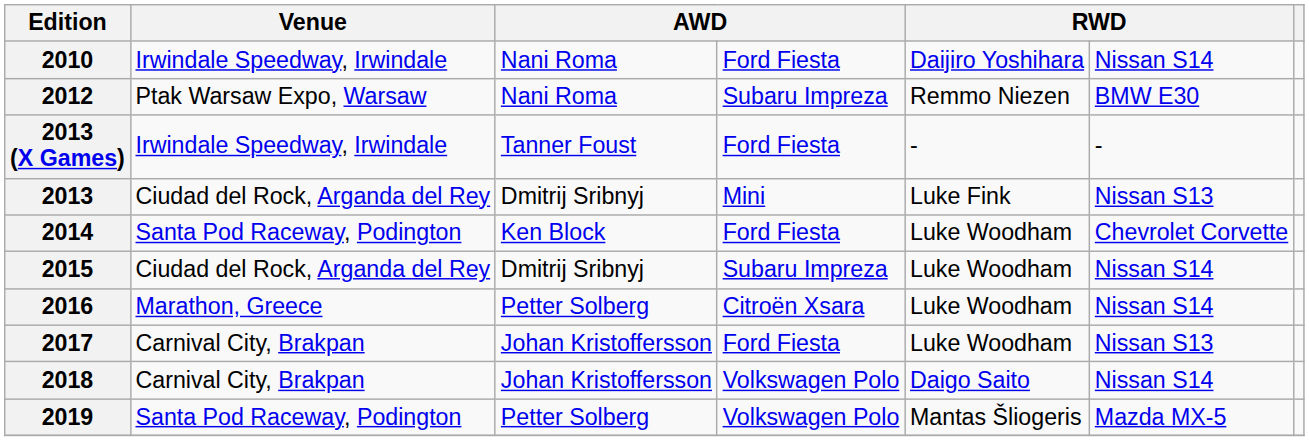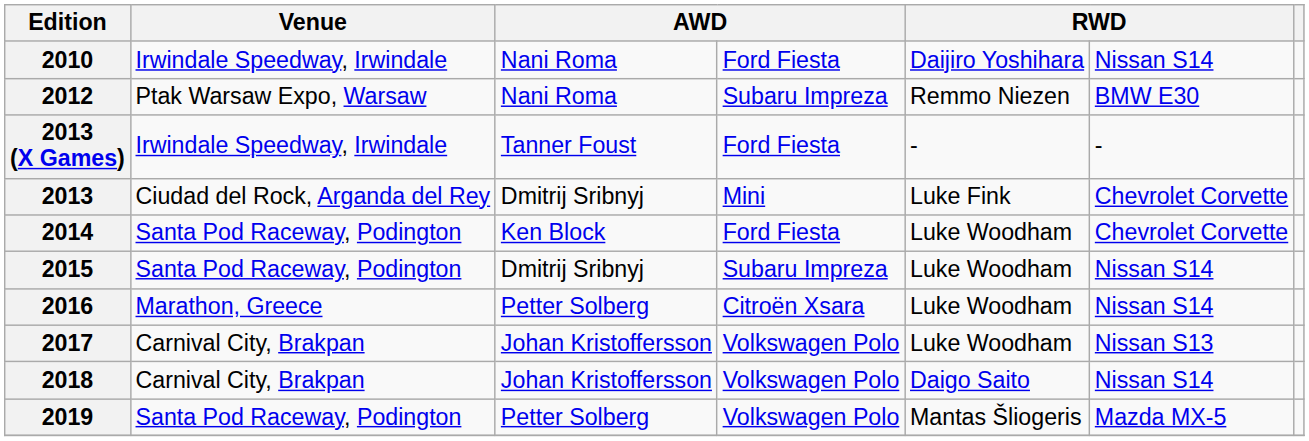(1154, 196) Nissan S13 -> (1192, 196) Chevrolet Corvette
(313, 269) Ciudad del Rock, Arganda del Rey -> (298, 269) Santa Pod Raceway, Podington
(781, 343) Ford Fiesta -> (811, 343) Volkswagen Polo
